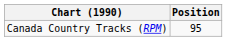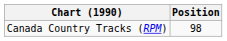(196, 29) 95 -> (196, 29) 98
